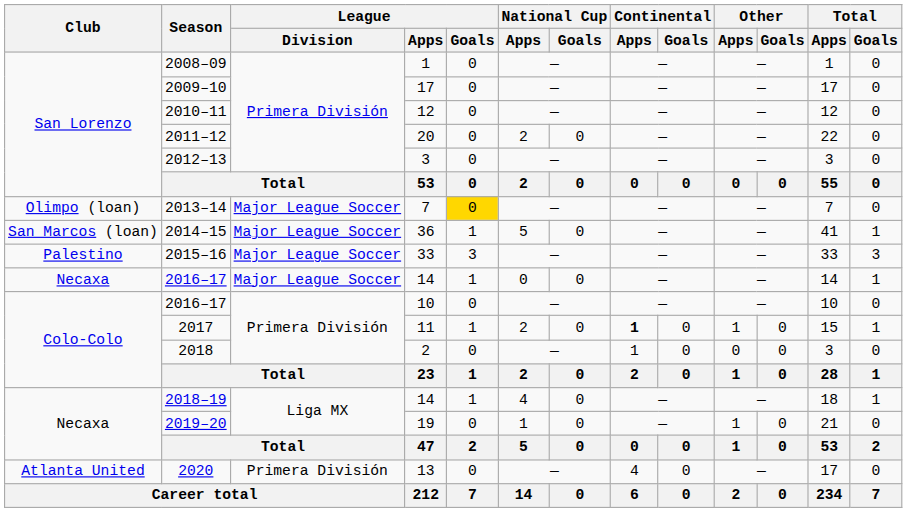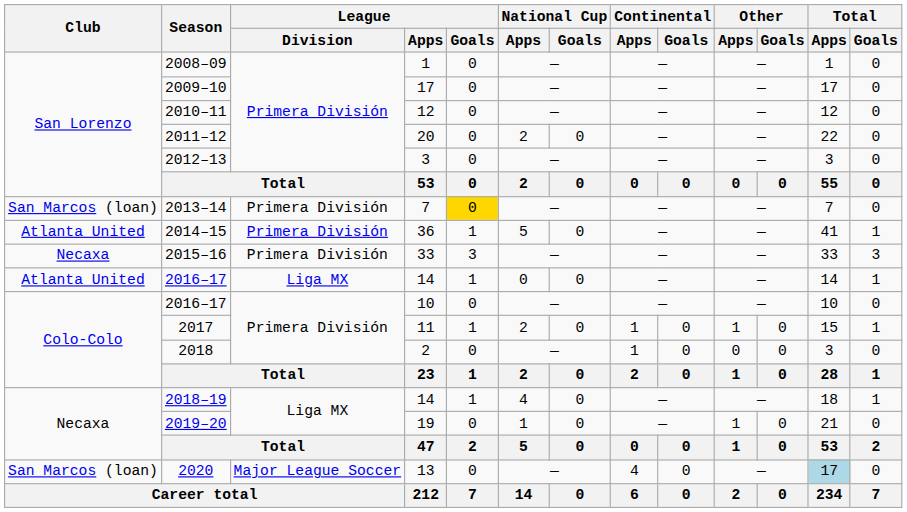(83, 208) Olimpo (loan) -> (83, 208) San Marcos (loan)
(317, 208) Major League Soccer -> (317, 208) Primera División
(83, 232) San Marcos (loan) -> (83, 232) Atlanta United
(317, 232) Major League Soccer -> (317, 232) Primera División
(83, 256) Palestino -> (83, 256) Necaxa
(317, 256) Major League Soccer -> (317, 256) Primera División
(83, 280) Necaxa -> (83, 280) Atlanta United
(317, 280) Major League Soccer -> (317, 280) Liga MX
(634, 328) bold -> (634, 328) normal
(83, 471) Atlanta United -> (83, 471) San Marcos (loan)
(317, 471) Primera División -> (317, 471) Major League Soccer
(829, 471) no background -> (829, 471) lightblue background
